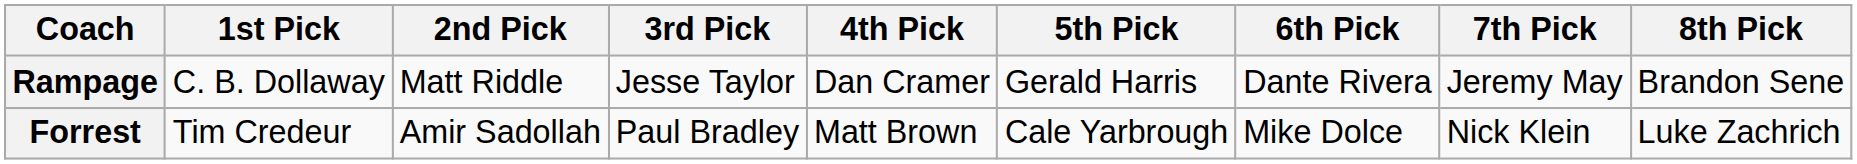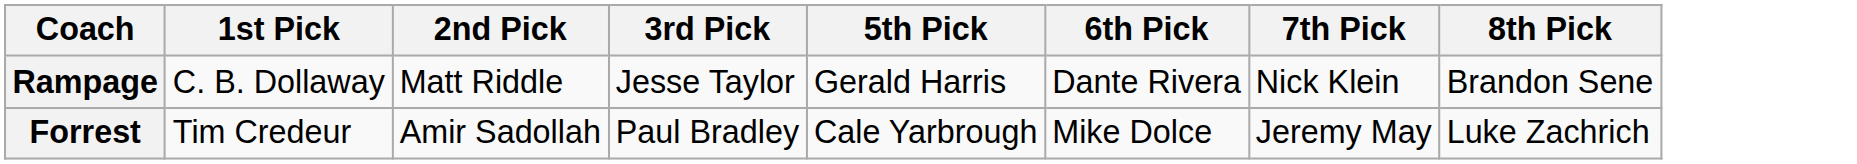- column: (902, 30)
(1535, 81) Jeremy May -> (1328, 81) Nick Klein
(1519, 132) Nick Klein -> (1344, 132) Jeremy May
